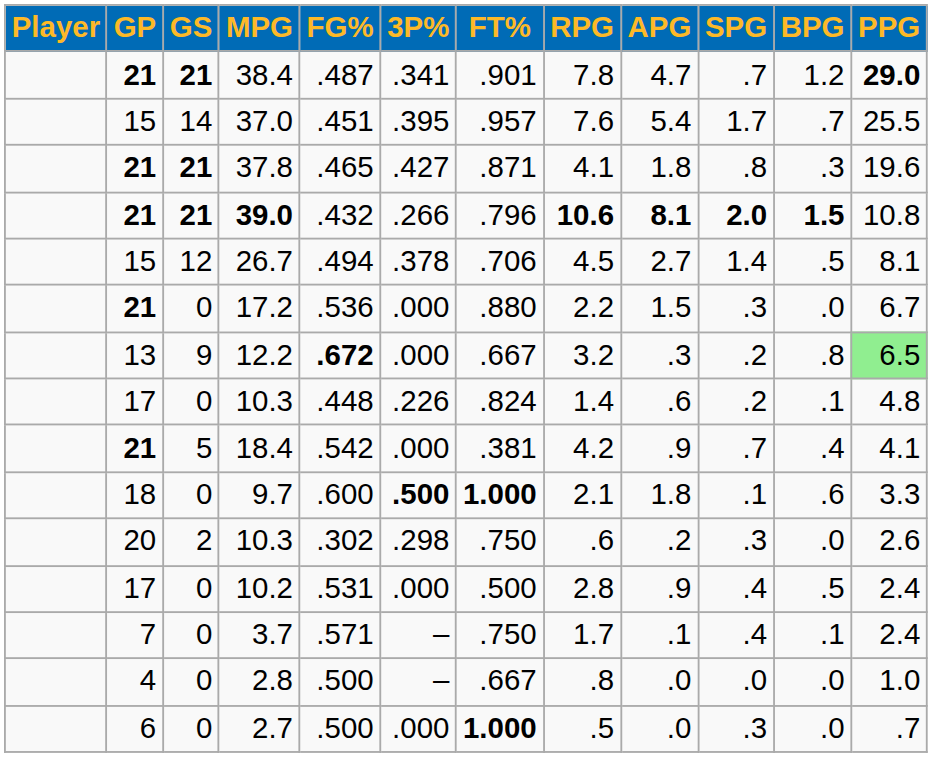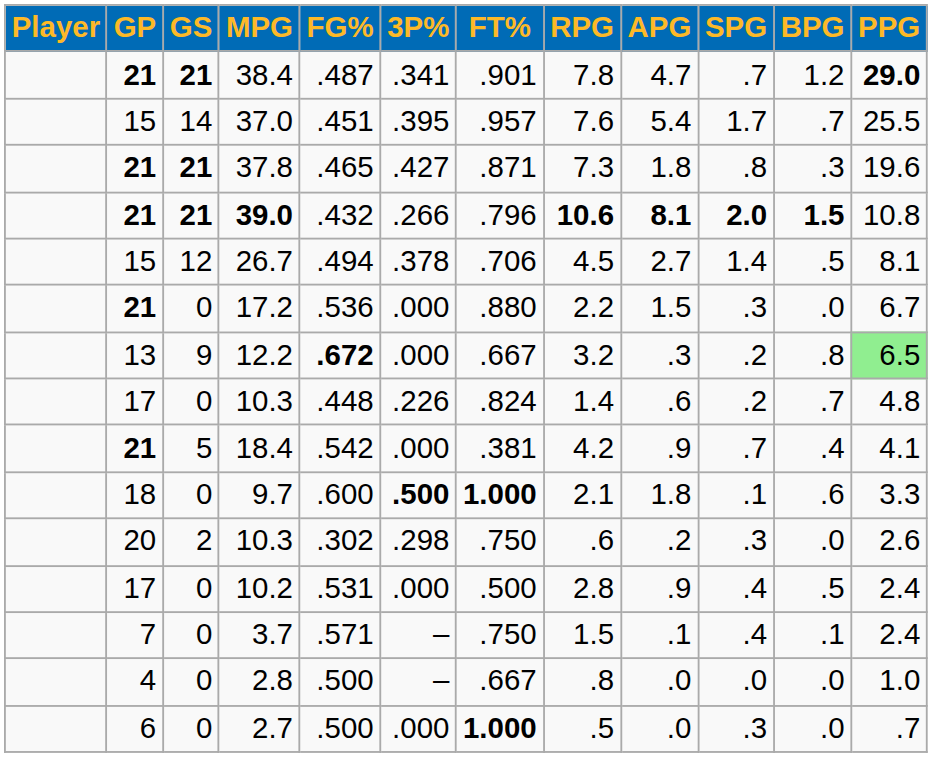(594, 167) 4.1 -> (594, 167) 7.3
(832, 401) .1 -> (832, 401) .7
(594, 634) 1.7 -> (594, 634) 1.5
